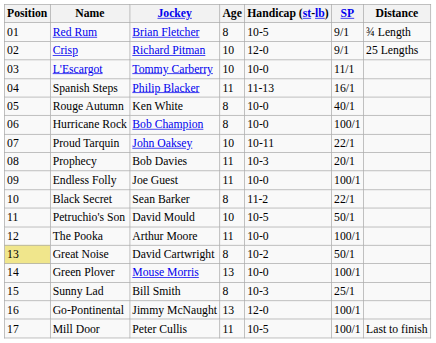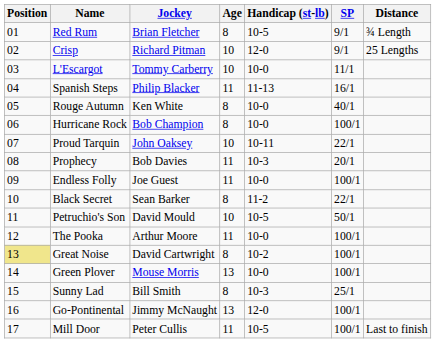(344, 254) 50/1 -> (347, 254) 100/1
